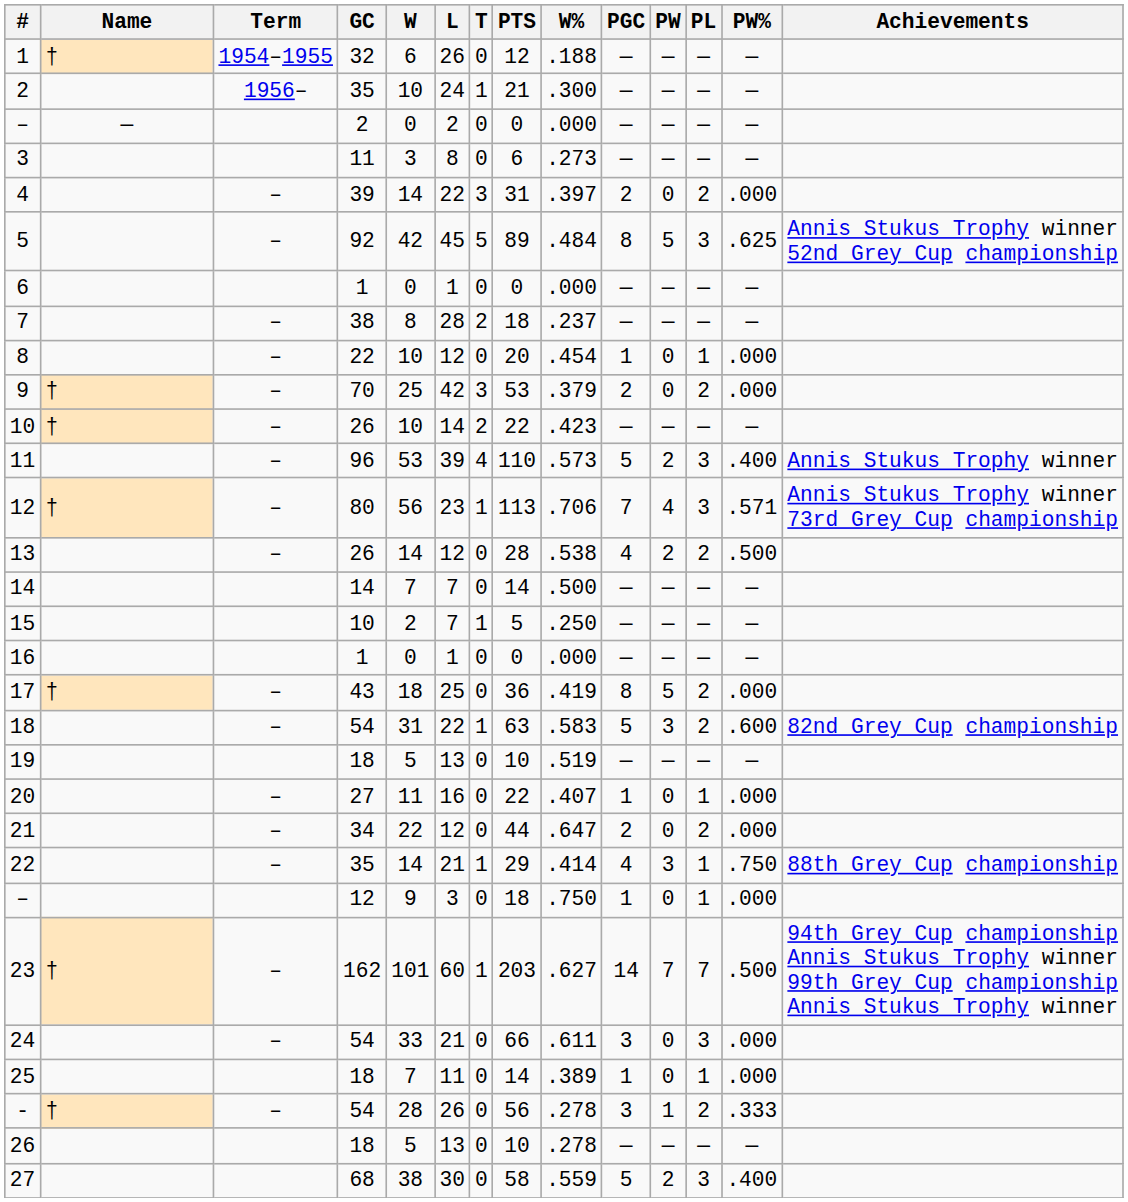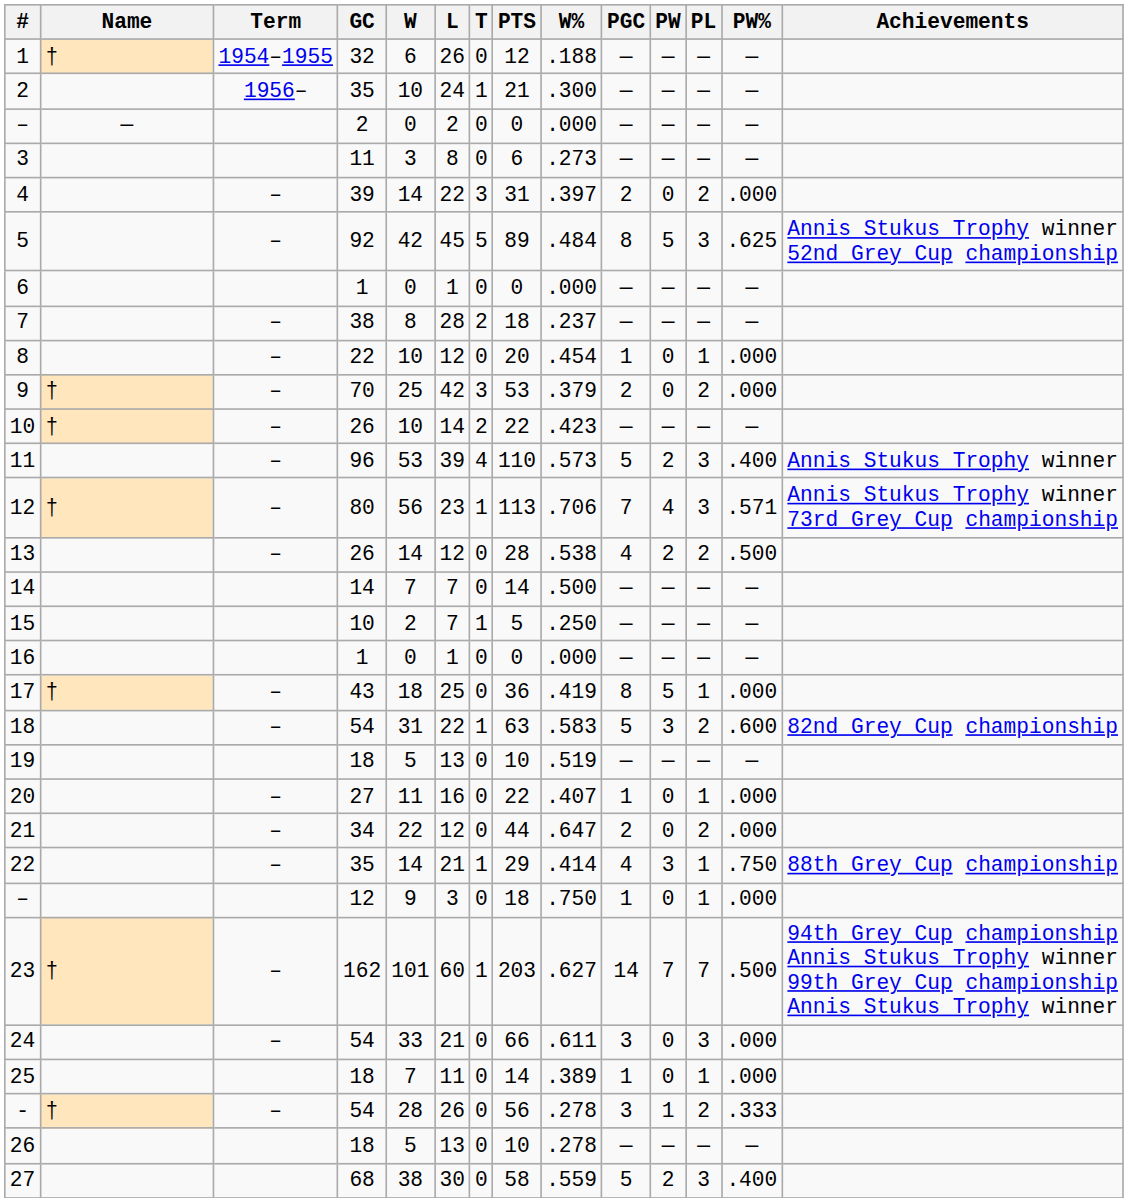(704, 693) 2 -> (704, 693) 1
